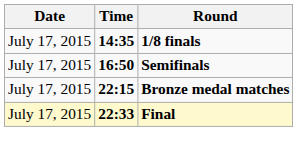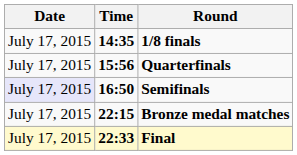+ row: (186, 65)
(50, 65) no background -> (50, 89) lavender background
